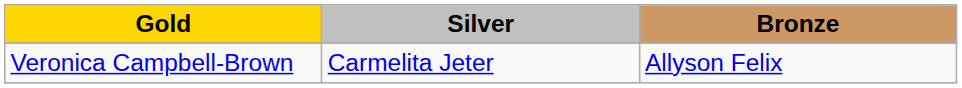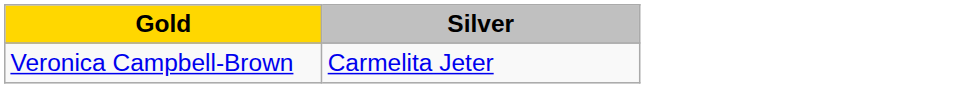- column: (798, 23)
